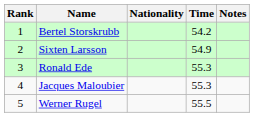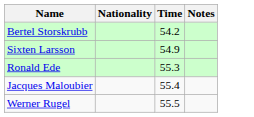- column: (20, 13)
(201, 85) 55.3 -> (170, 85) 55.4
